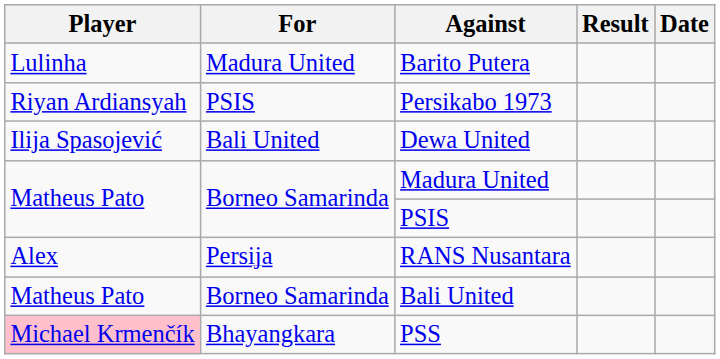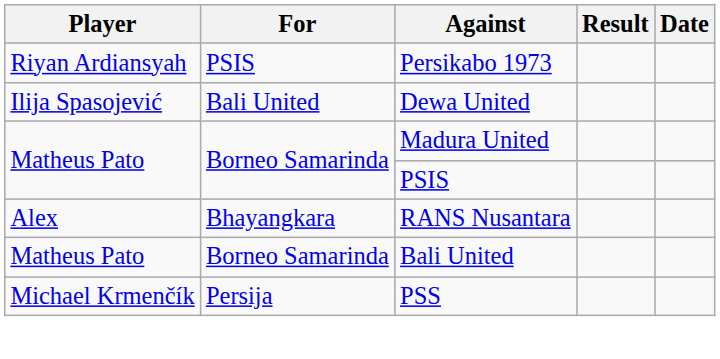- row: (465, 62)
(239, 256) Persija -> (270, 218) Bhayangkara
(103, 334) pink background -> (103, 295) no background
(270, 334) Bhayangkara -> (239, 295) Persija
